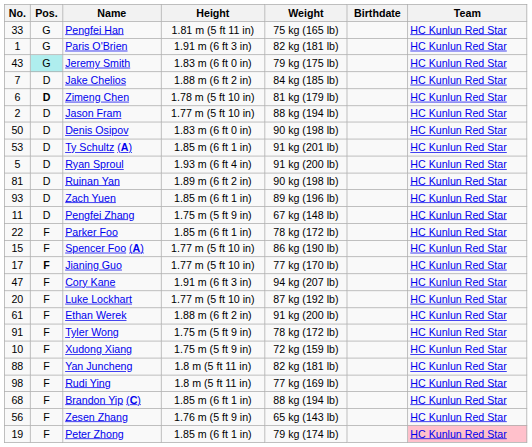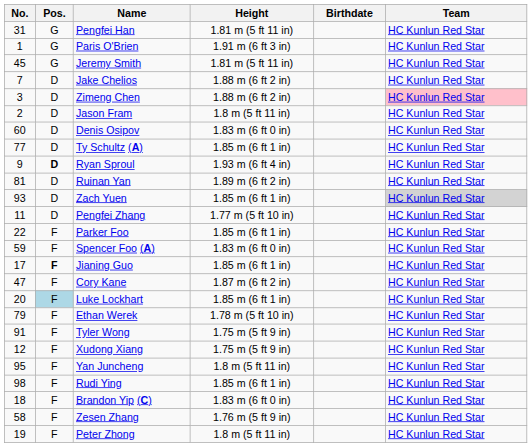- column: (306, 13)
(17, 30) 33 -> (20, 30) 31
(17, 64) 43 -> (20, 64) 45
(46, 64) paleturquoise background -> (54, 64) no background
(213, 64) 1.83 m (6 ft 0 in) -> (252, 64) 1.81 m (5 ft 11 in)
(17, 97) 6 -> (20, 97) 3
(47, 97) bold -> (54, 97) normal
(213, 97) 1.78 m (5 ft 10 in) -> (252, 97) 1.88 m (6 ft 2 in)
(459, 97) no background -> (436, 97) pink background
(213, 114) 1.77 m (5 ft 10 in) -> (252, 114) 1.8 m (5 ft 11 in)
(17, 131) 50 -> (20, 131) 60
(17, 148) 53 -> (20, 148) 77
(17, 165) 5 -> (20, 165) 9
(47, 165) normal -> (54, 165) bold
(459, 198) no background -> (436, 198) lightgrey background
(213, 215) 1.75 m (5 ft 9 in) -> (252, 215) 1.77 m (5 ft 10 in)
(17, 249) 15 -> (20, 249) 59
(213, 249) 1.77 m (5 ft 10 in) -> (252, 249) 1.83 m (6 ft 0 in)
(213, 266) 1.77 m (5 ft 10 in) -> (252, 266) 1.85 m (6 ft 1 in)
(213, 283) 1.91 m (6 ft 3 in) -> (252, 283) 1.87 m (6 ft 2 in)
(46, 299) no background -> (54, 299) lightblue background
(213, 299) 1.77 m (5 ft 10 in) -> (252, 299) 1.85 m (6 ft 1 in)
(17, 316) 61 -> (20, 316) 79
(213, 316) 1.88 m (6 ft 2 in) -> (252, 316) 1.78 m (5 ft 10 in)
(17, 350) 10 -> (20, 350) 12
(17, 367) 88 -> (20, 367) 95
(213, 384) 1.8 m (5 ft 11 in) -> (252, 384) 1.85 m (6 ft 1 in)
(17, 400) 68 -> (20, 400) 18
(213, 400) 1.85 m (6 ft 1 in) -> (252, 400) 1.83 m (6 ft 0 in)
(17, 417) 56 -> (20, 417) 58
(213, 434) 1.85 m (6 ft 1 in) -> (252, 434) 1.8 m (5 ft 11 in)
(459, 434) pink background -> (436, 434) no background
